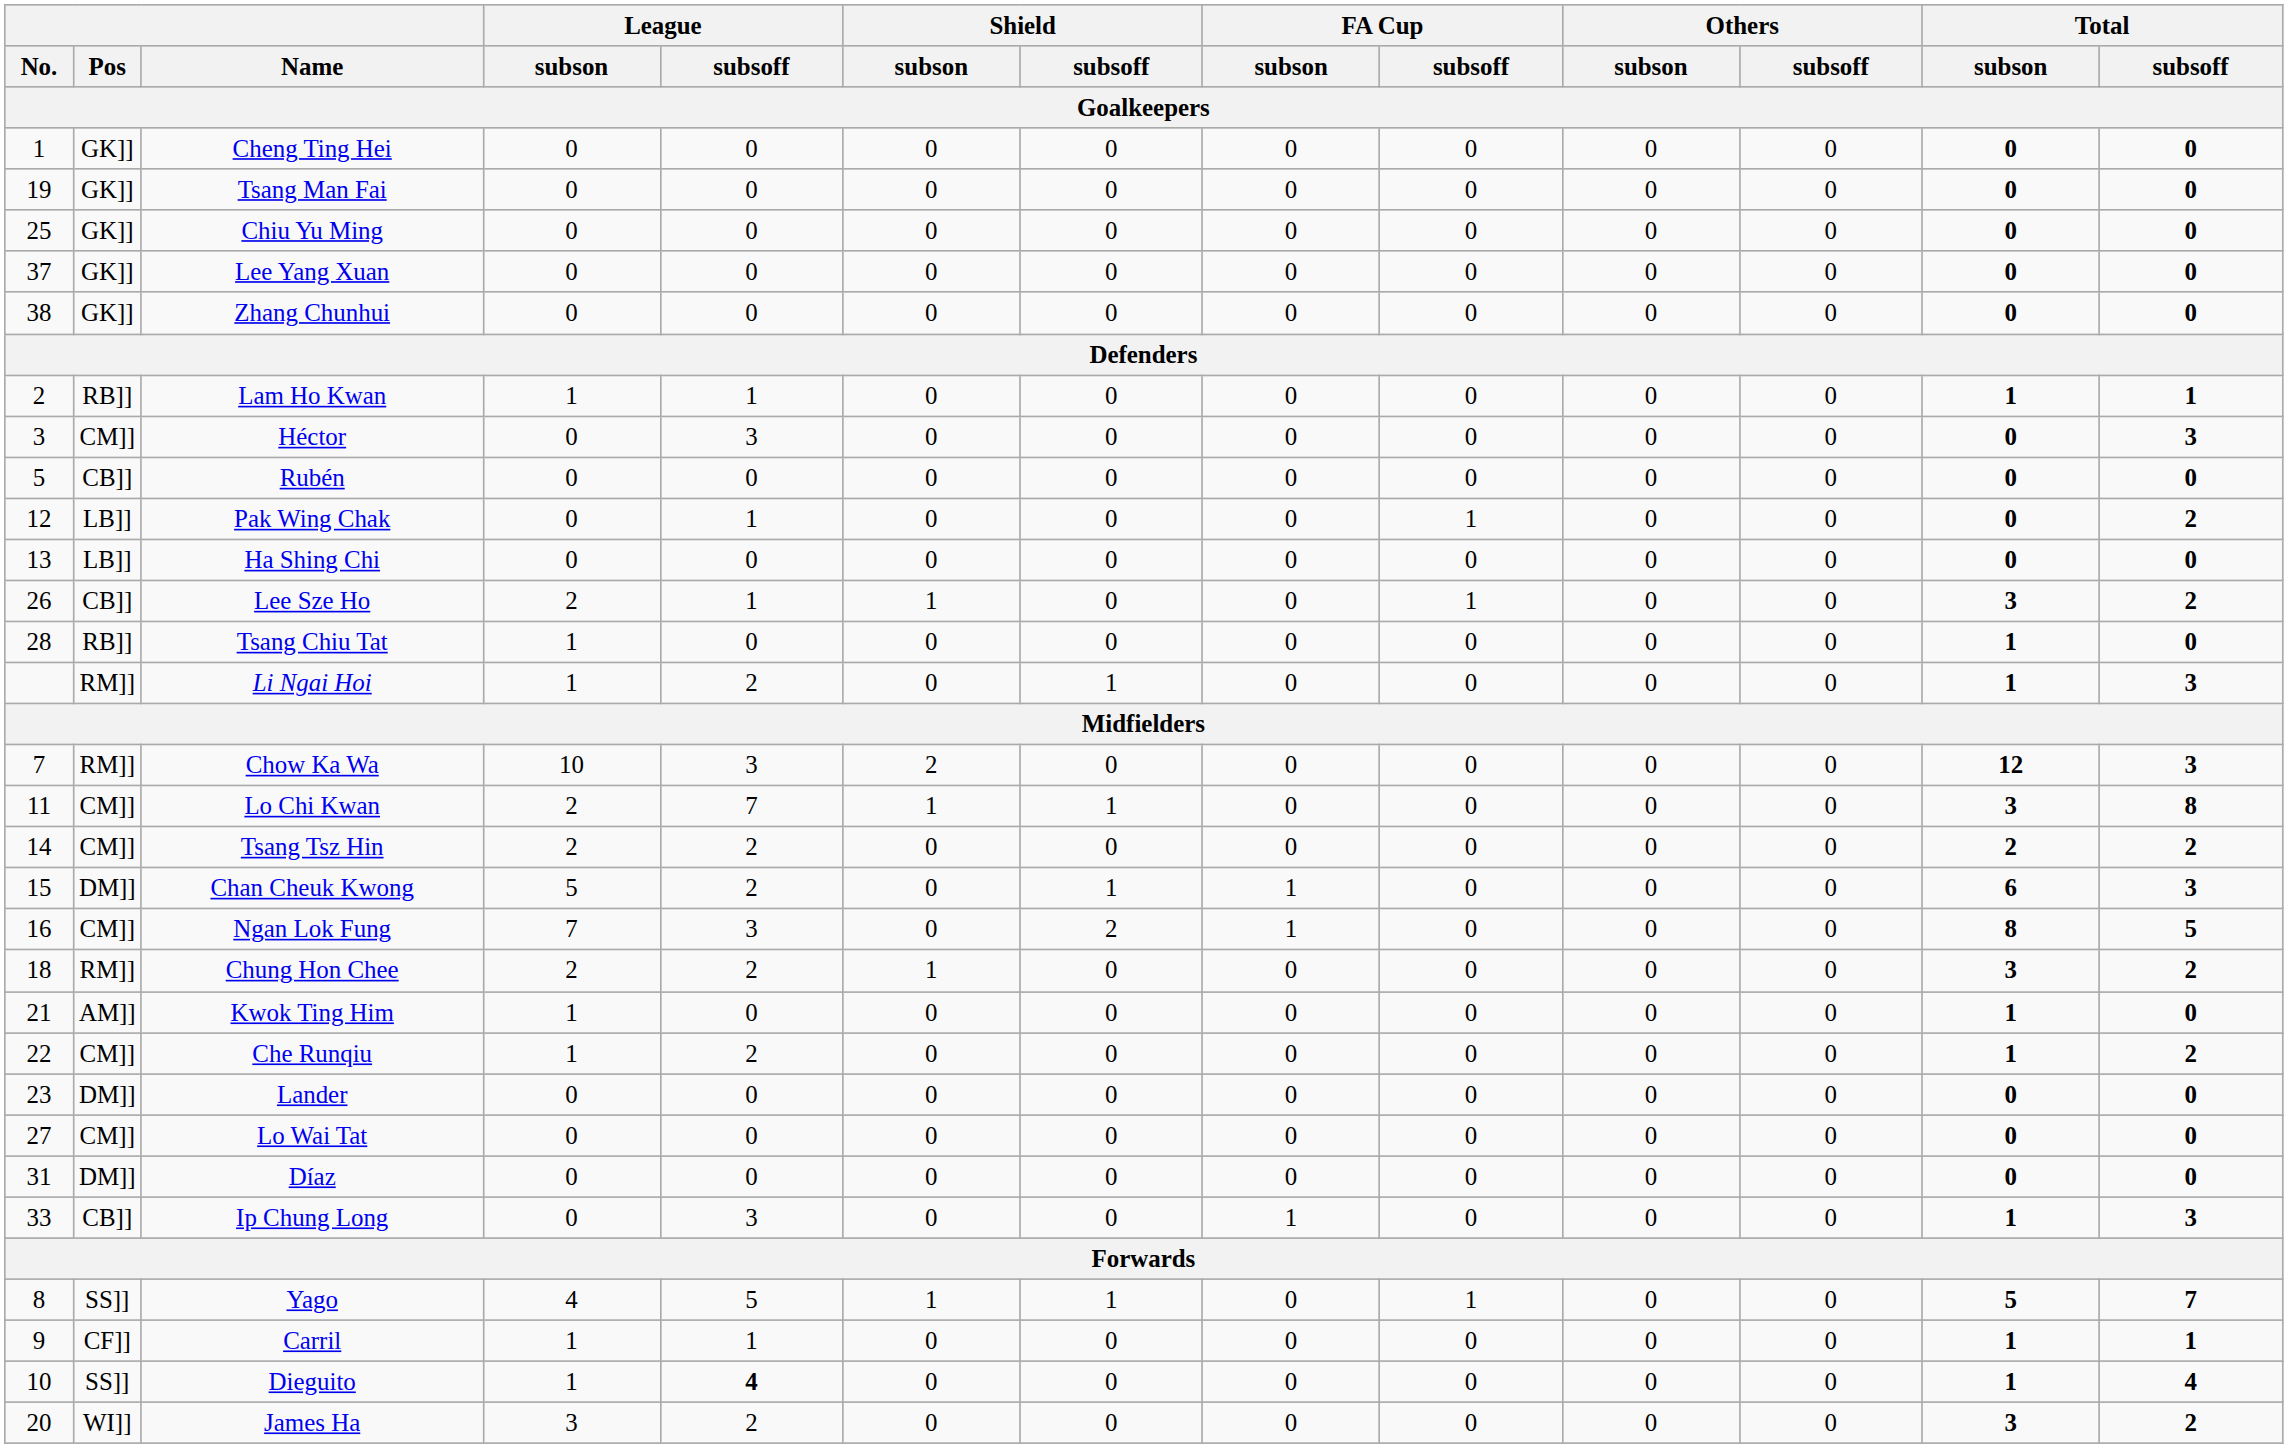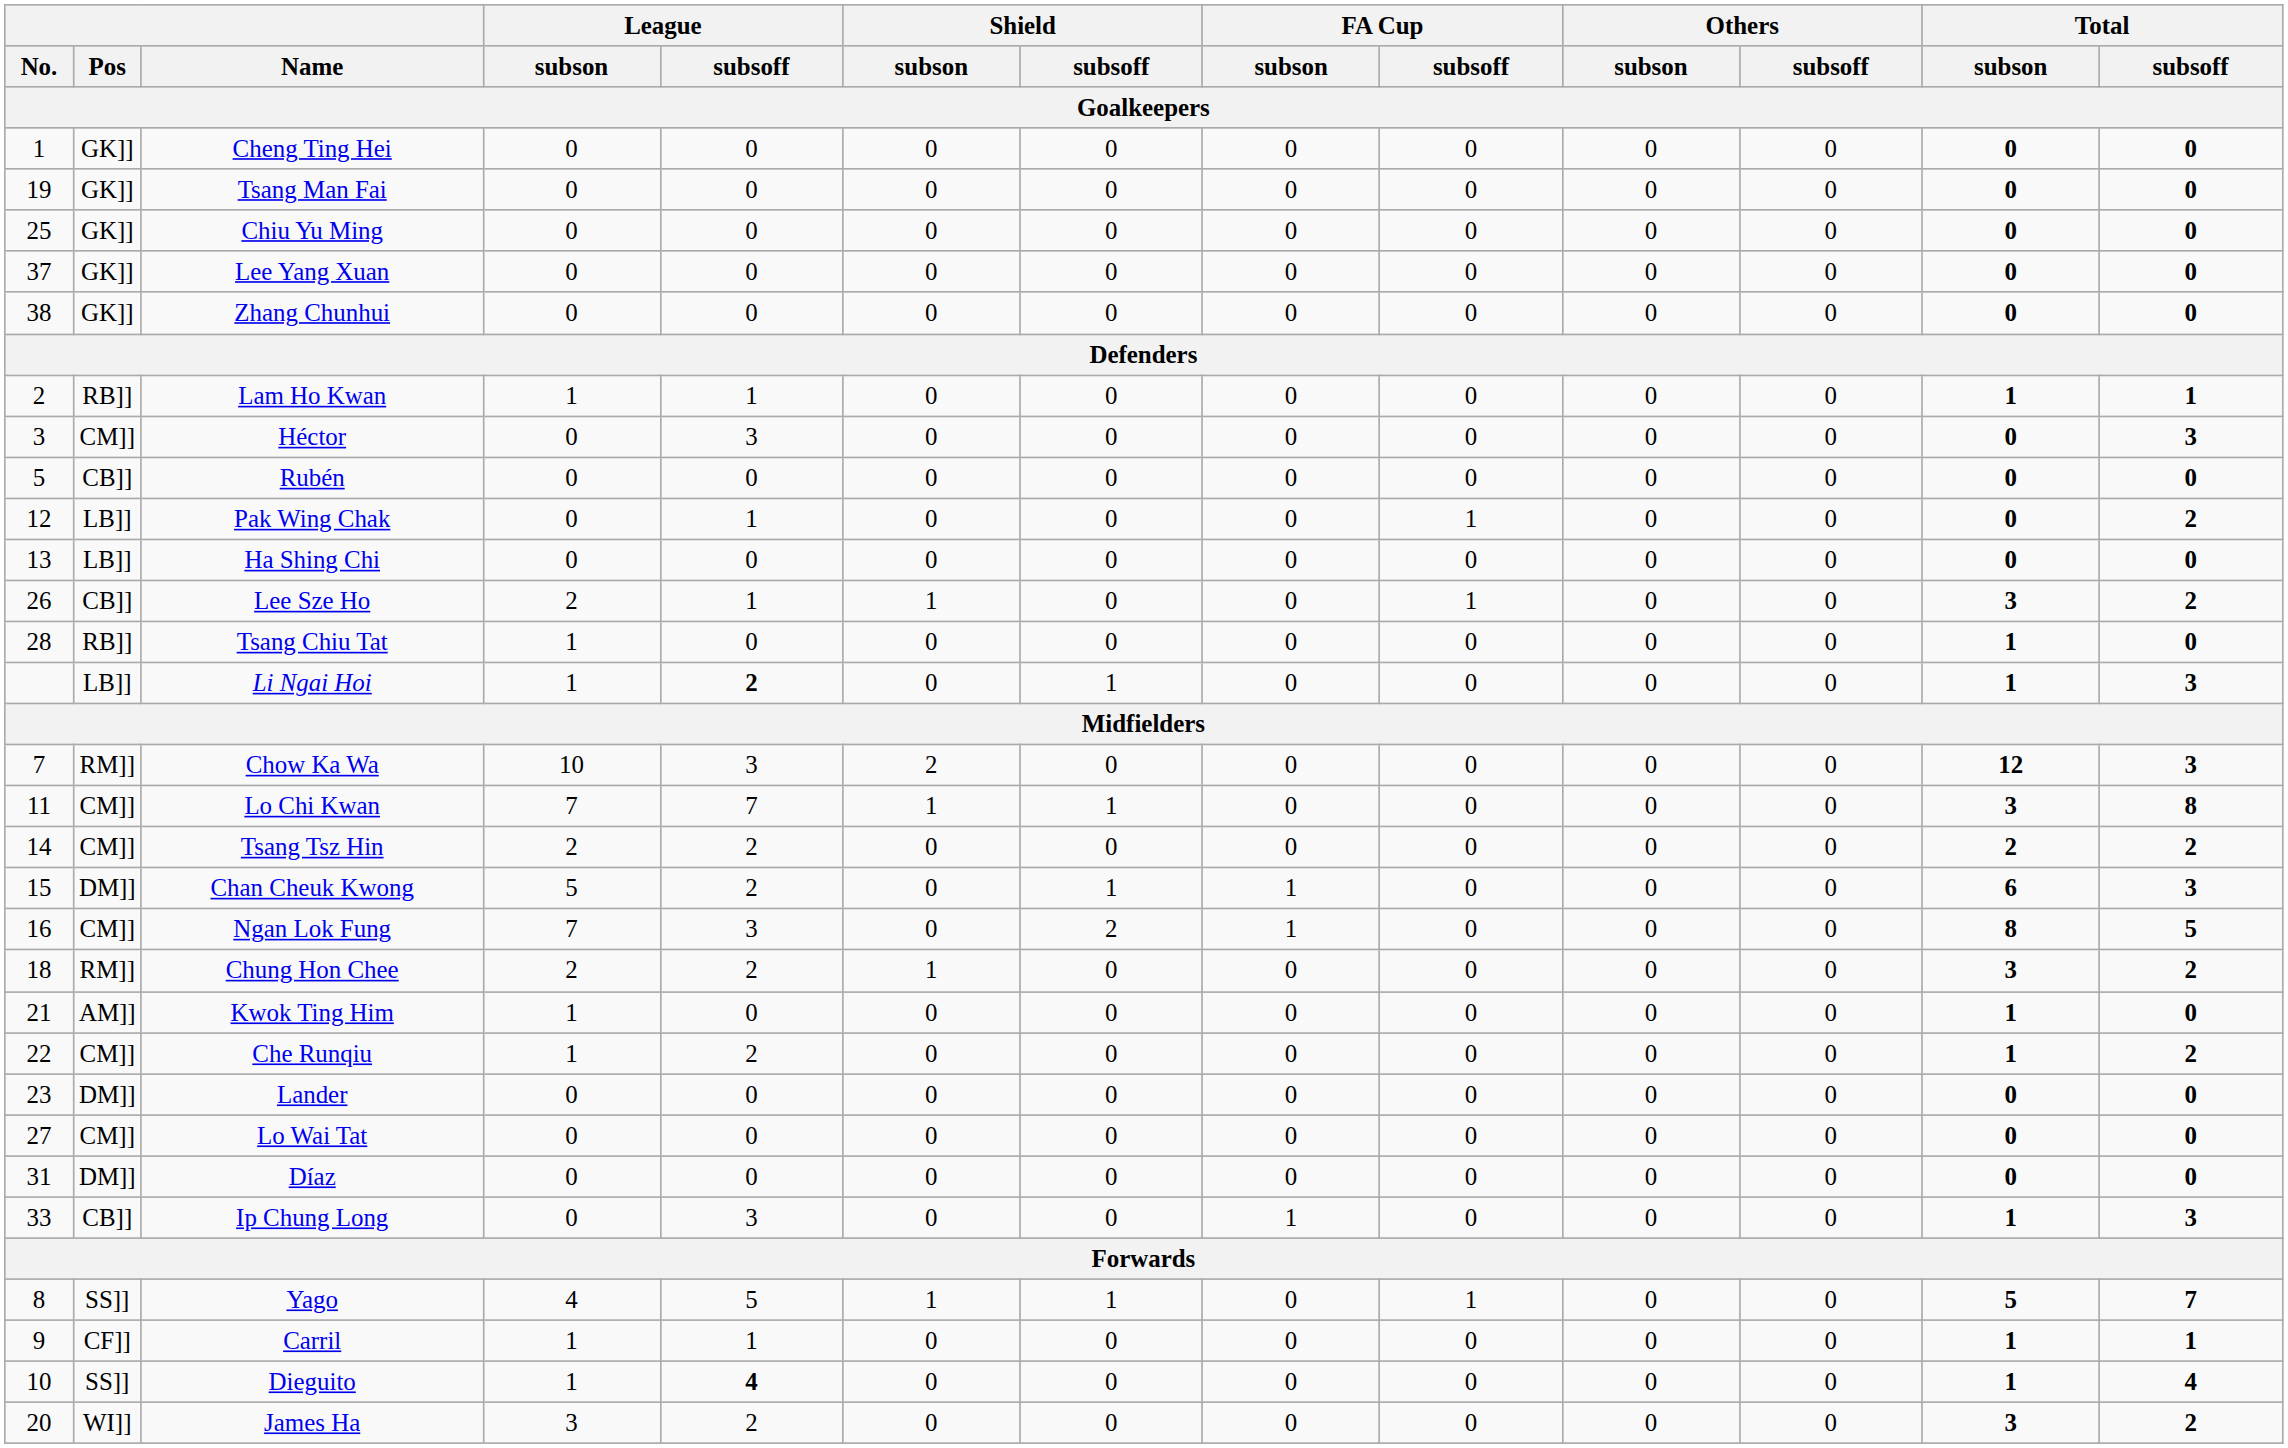(107, 682) RM]] -> (107, 682) LB]]
(751, 682) normal -> (751, 682) bold
(571, 806) 2 -> (571, 806) 7
